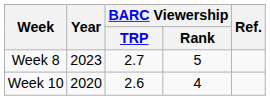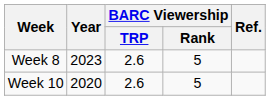(134, 60) 2.7 -> (134, 60) 2.6
(198, 83) 4 -> (198, 83) 5
